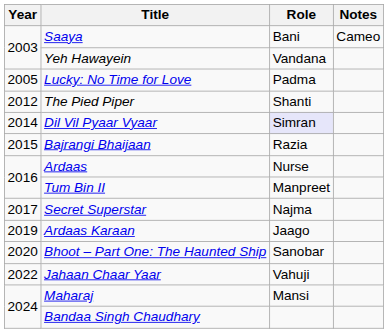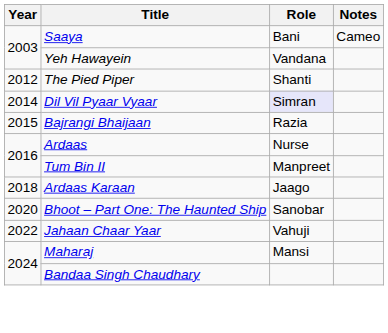- row: (118, 79)
- row: (95, 209)
(23, 230) 2019 -> (23, 187) 2018
